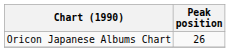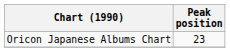(199, 39) 26 -> (199, 39) 23
